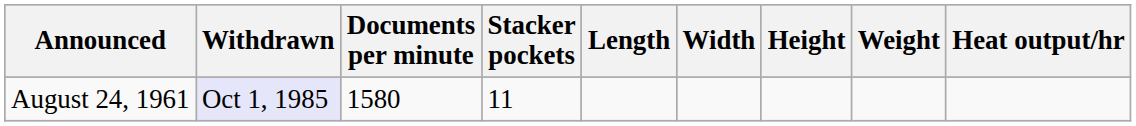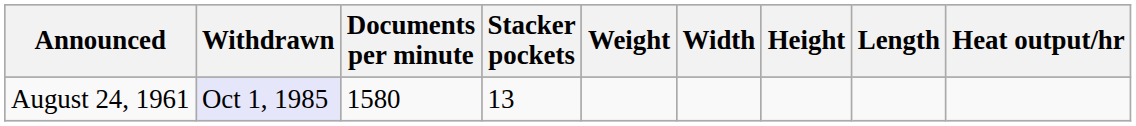columns swapped: (629, 40) <-> (899, 40)
(500, 98) 11 -> (501, 98) 13
